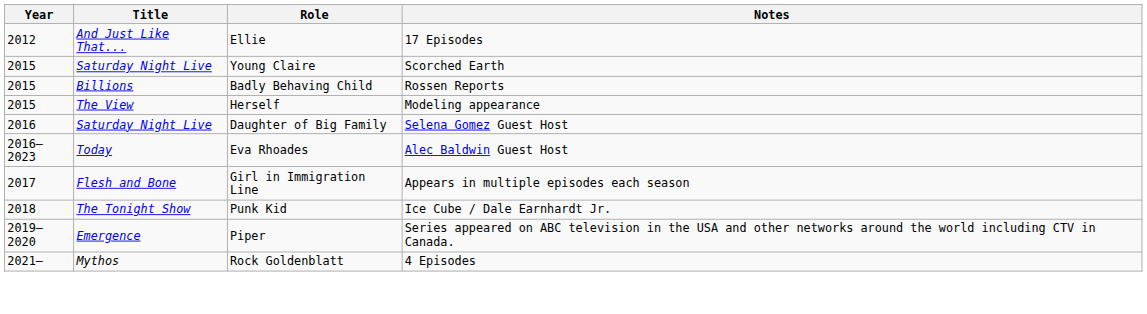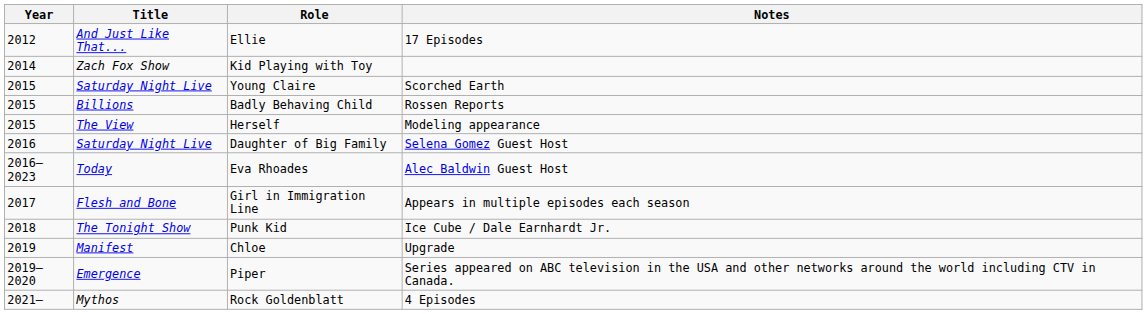+ row: (301, 66)
+ row: (248, 248)
